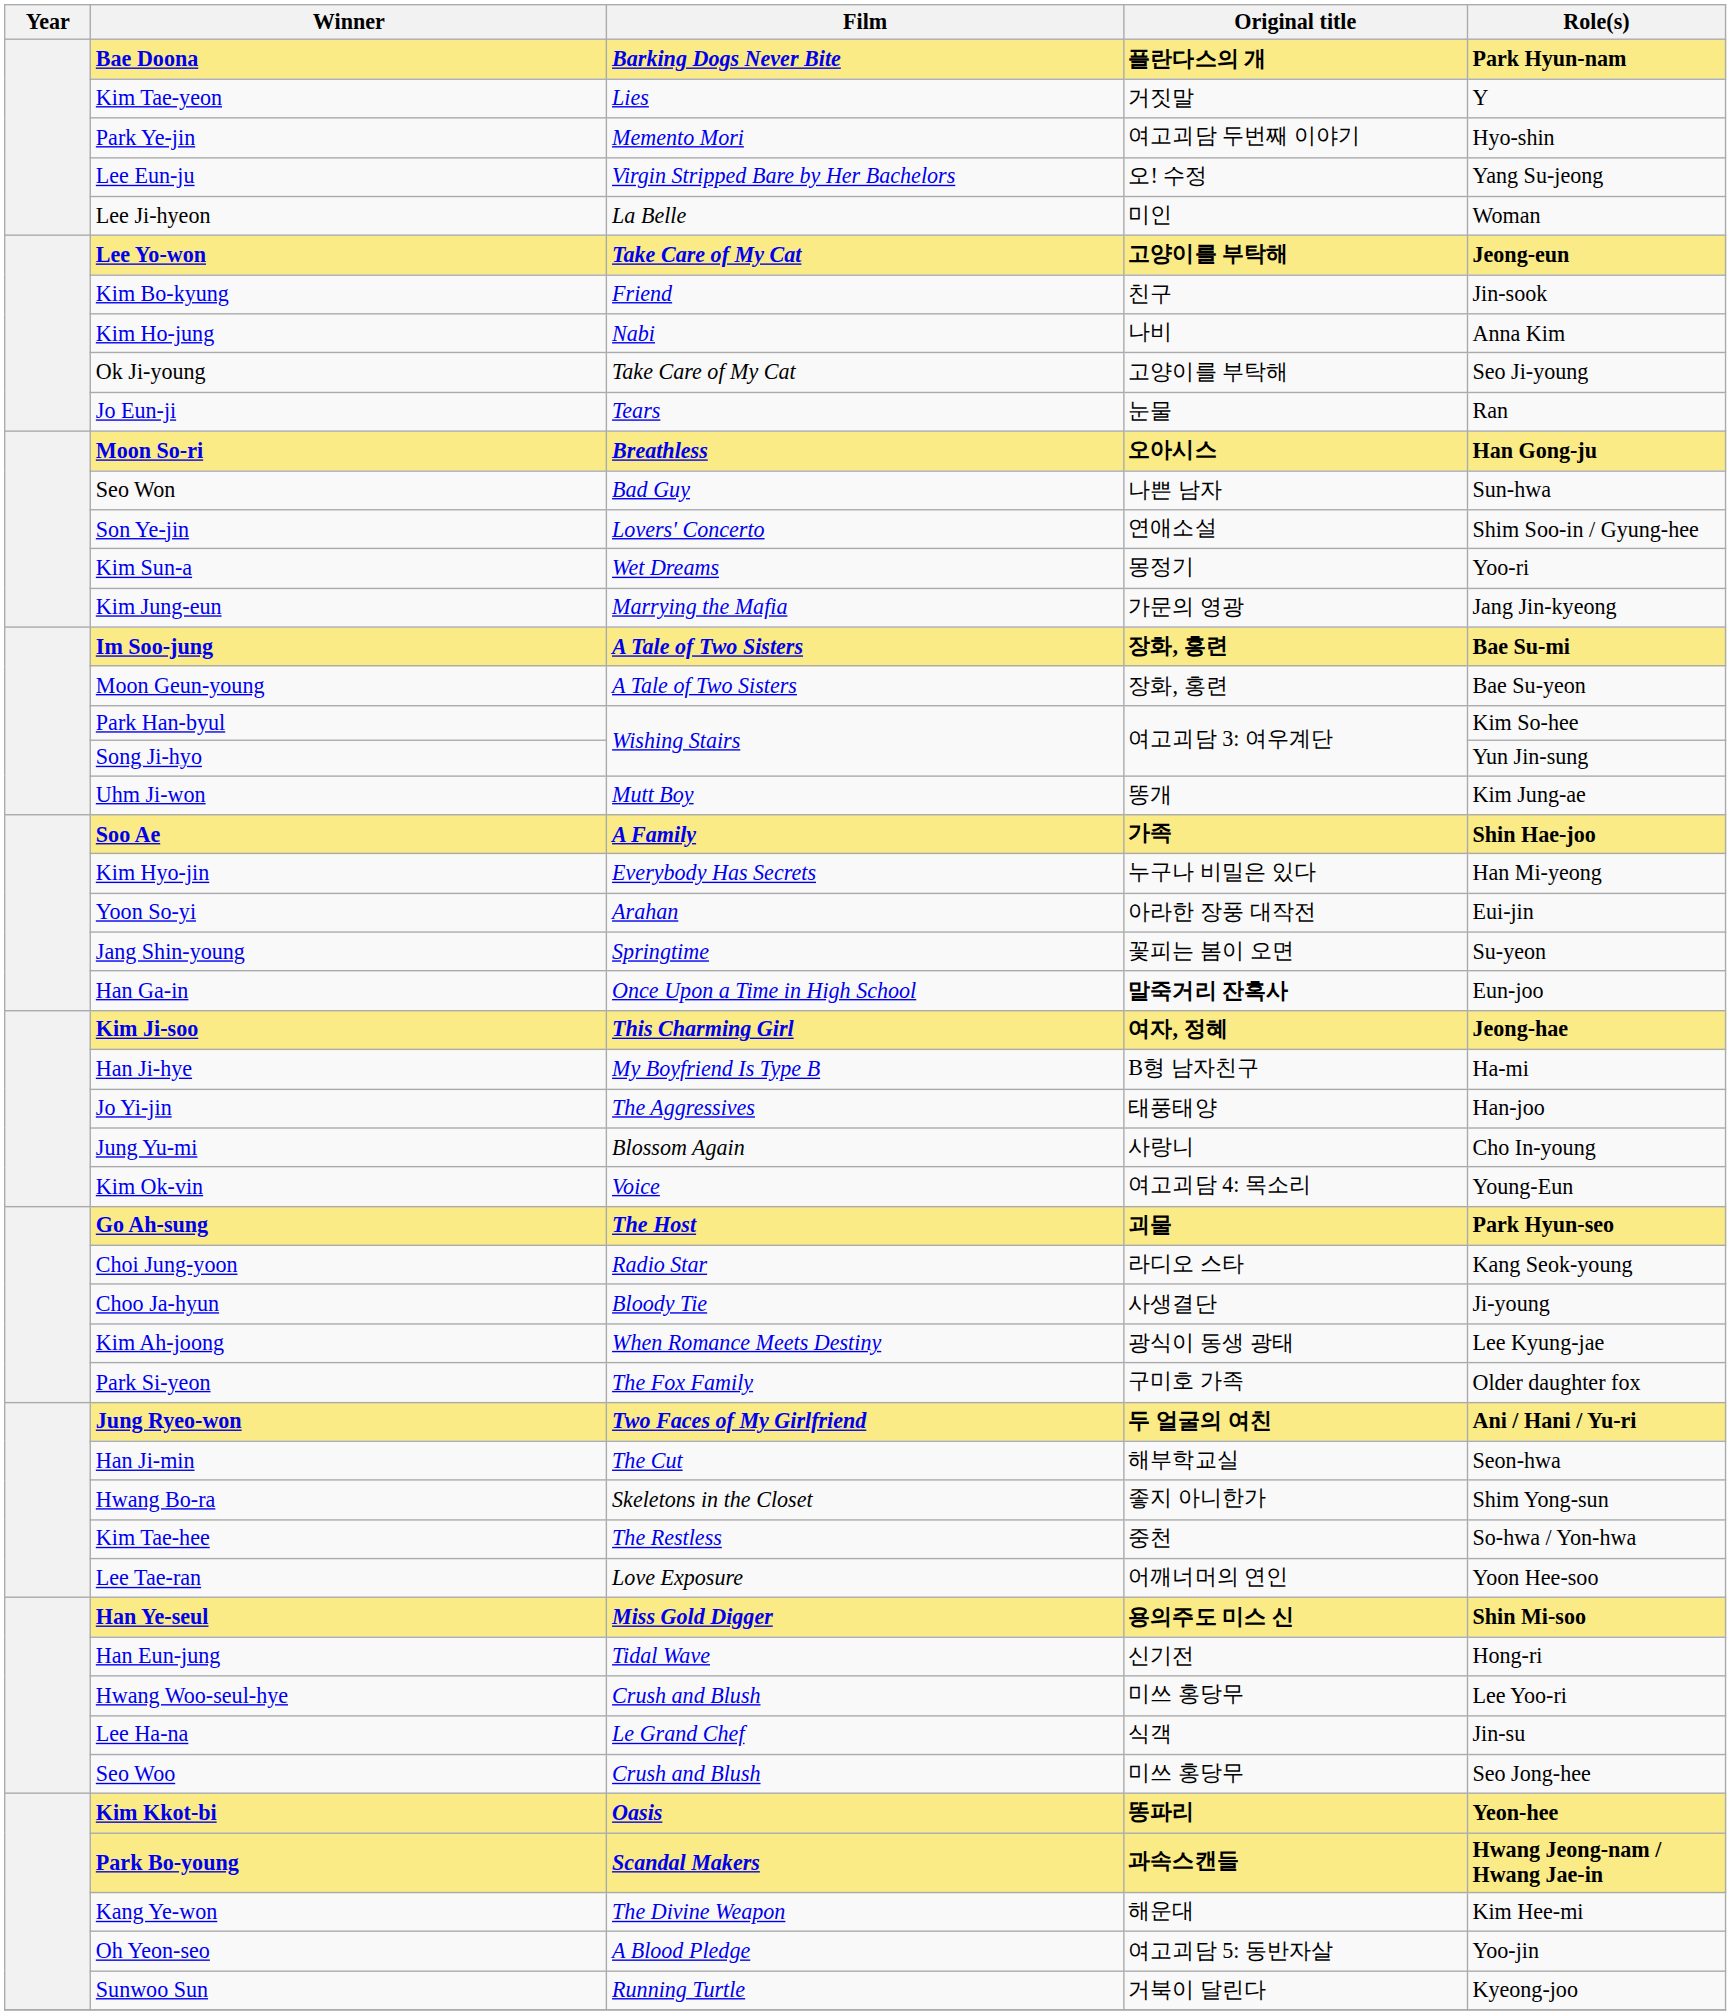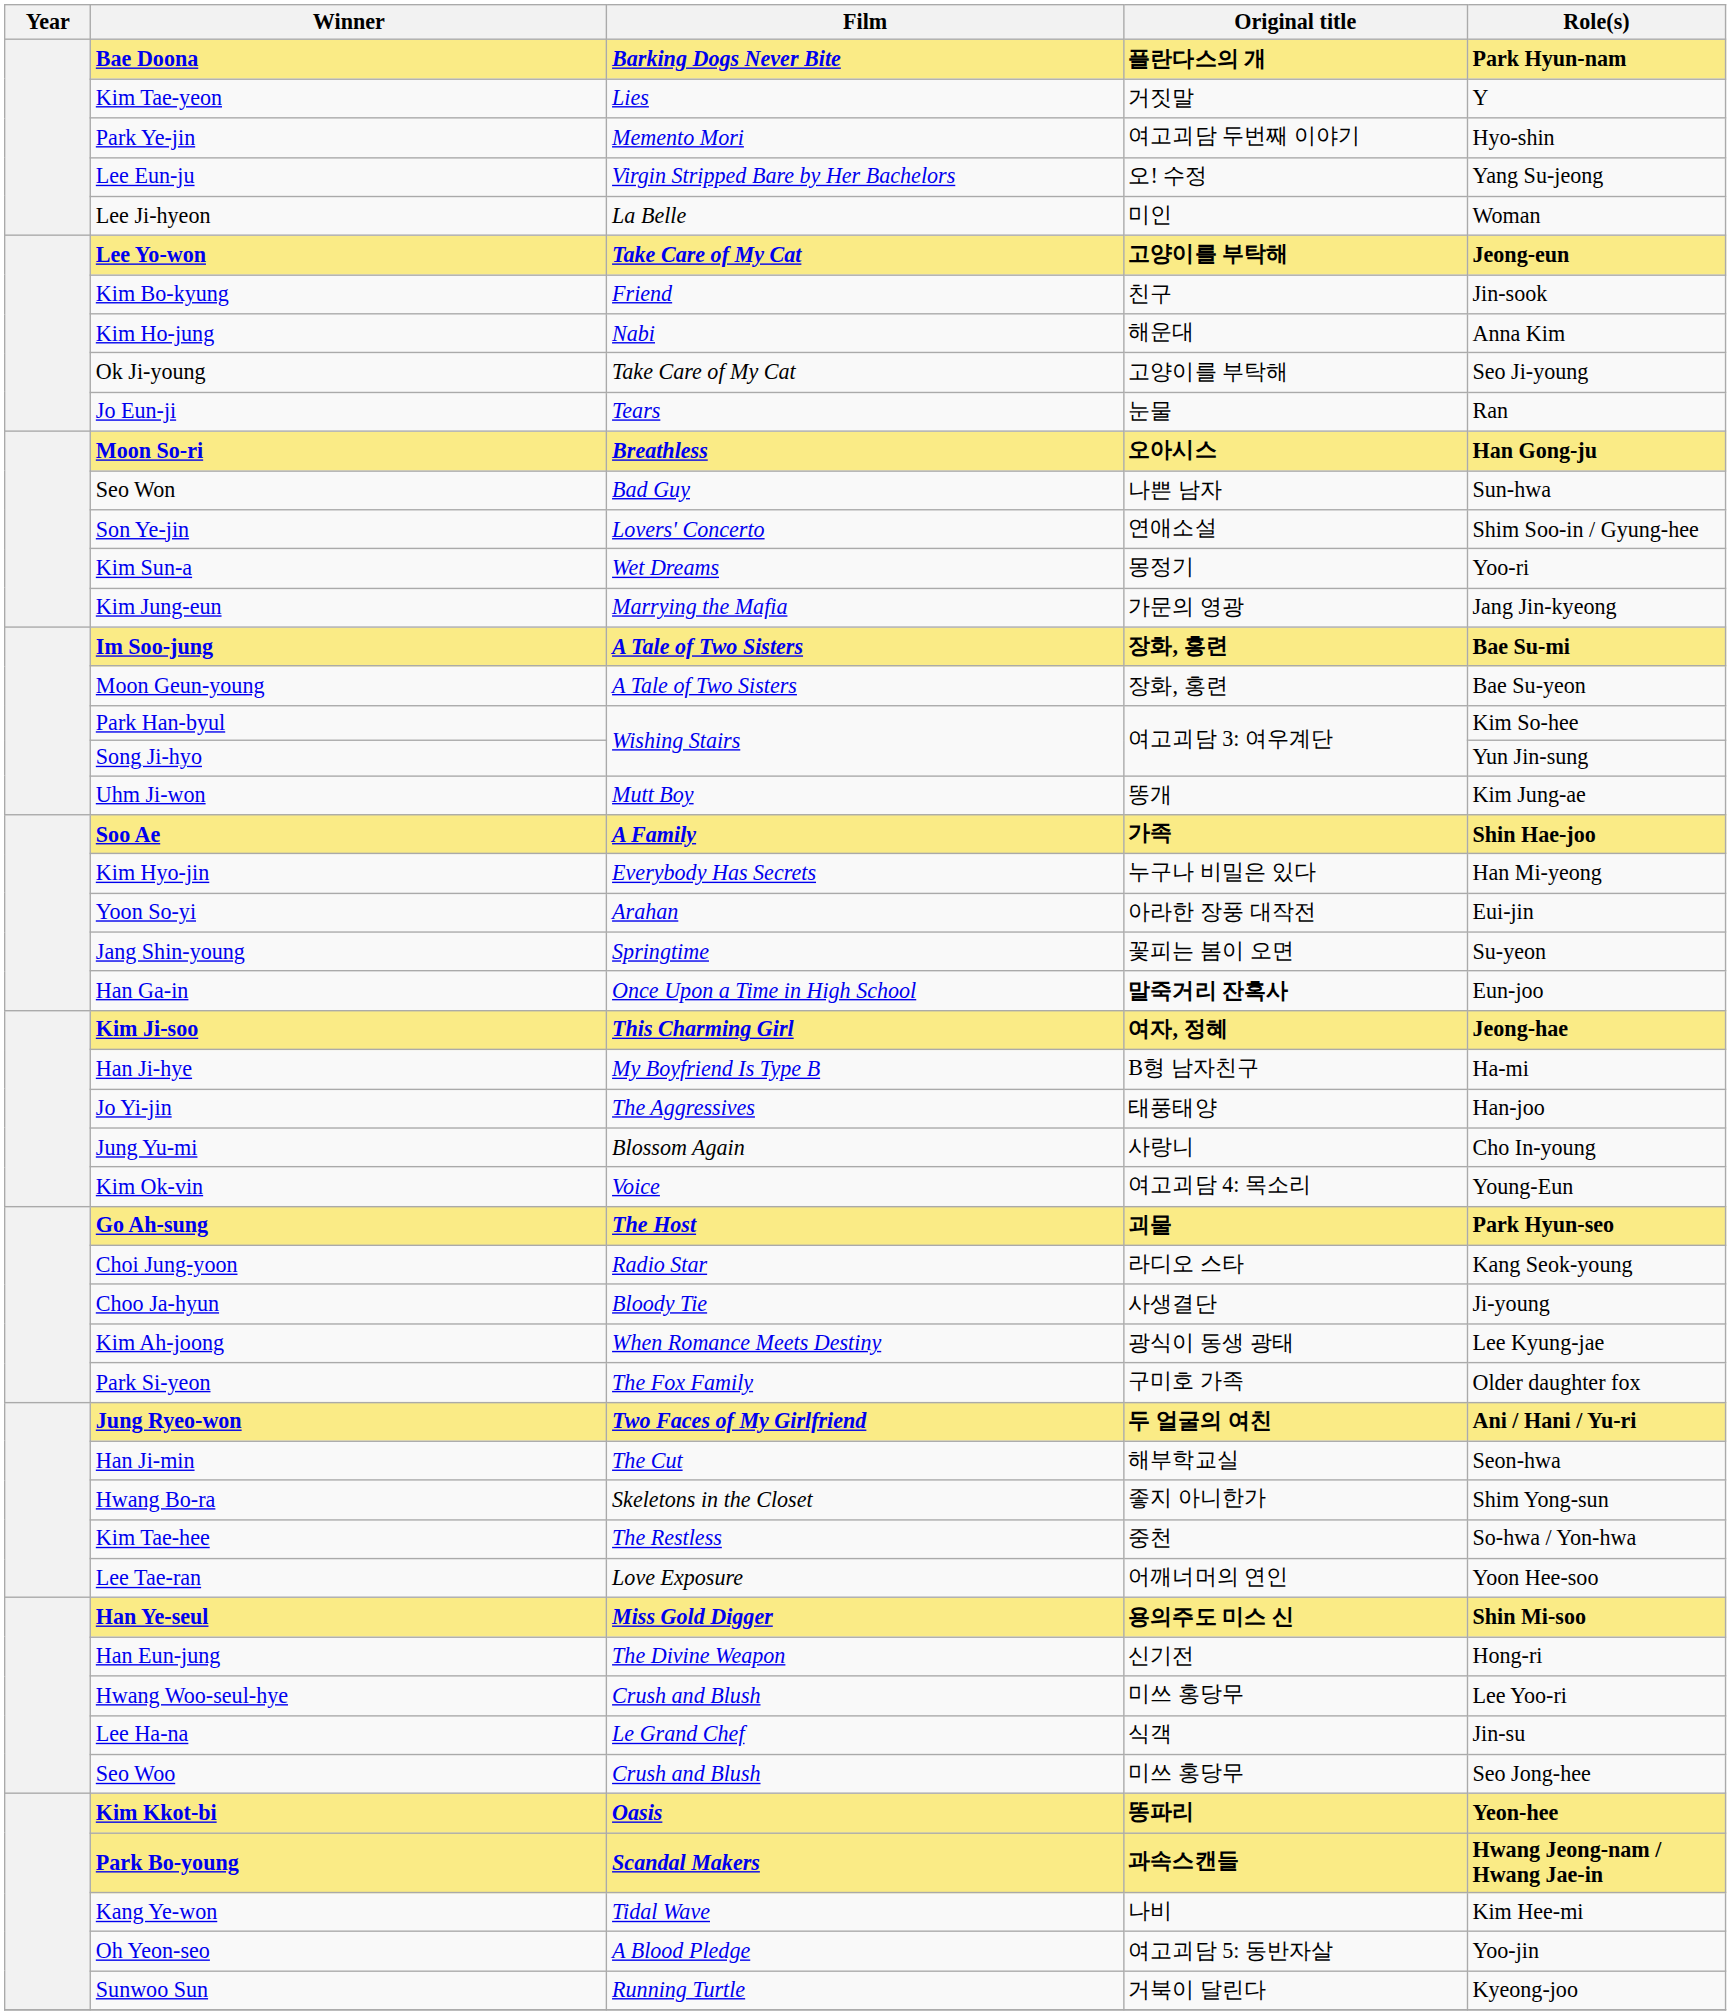(1150, 332) 나비 -> (1161, 332) 해운대
(661, 1656) Tidal Wave -> (699, 1656) The Divine Weapon
(699, 1911) The Divine Weapon -> (661, 1911) Tidal Wave
(1161, 1911) 해운대 -> (1150, 1911) 나비
